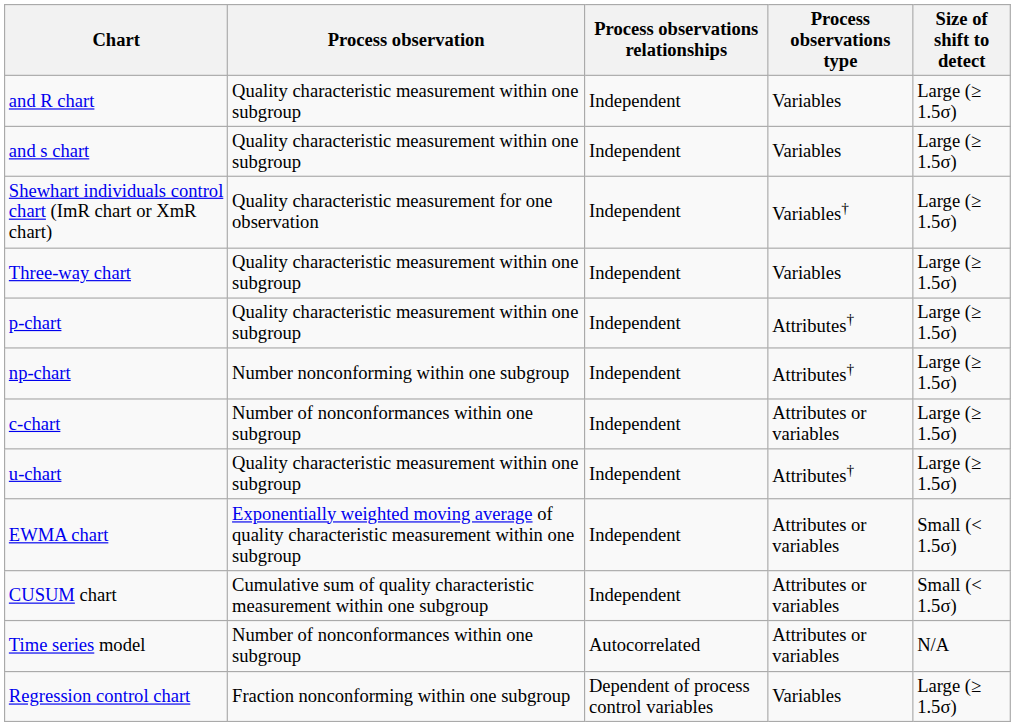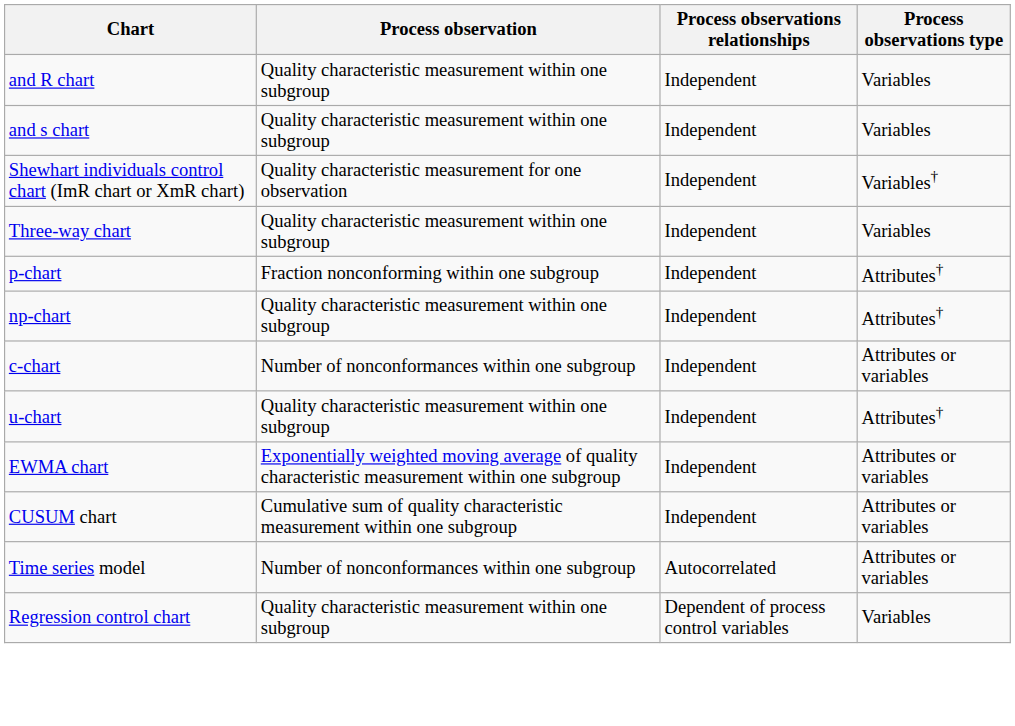- column: (962, 40)
(405, 322) Quality characteristic measurement within one subgroup -> (430, 273) Fraction nonconforming within one subgroup
(401, 373) Number nonconforming within one subgroup -> (434, 315) Quality characteristic measurement within one subgroup
(401, 696) Fraction nonconforming within one subgroup -> (434, 617) Quality characteristic measurement within one subgroup
